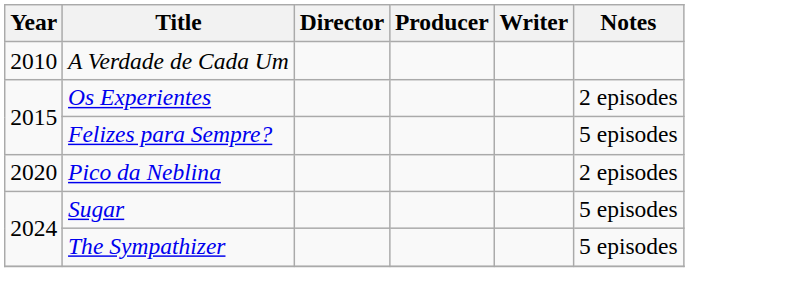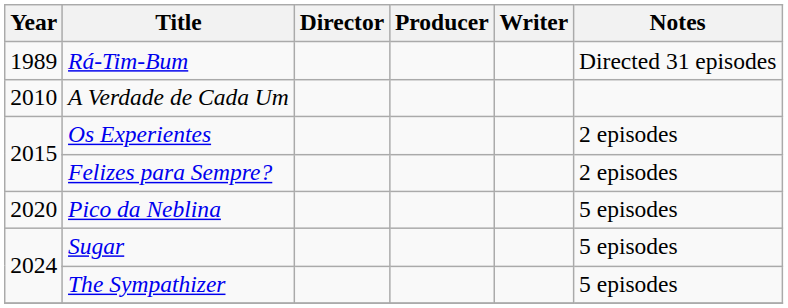+ row: (128, 60)
(628, 135) 5 episodes -> (628, 172) 2 episodes
(628, 172) 2 episodes -> (628, 209) 5 episodes
